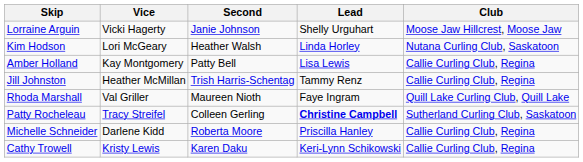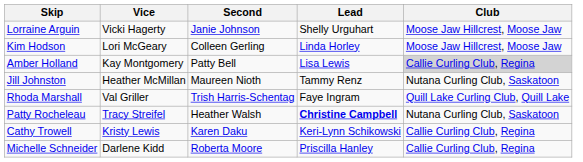(226, 47) Heather Walsh -> (228, 47) Colleen Gerling
(482, 47) Nutana Curling Club, Saskatoon -> (484, 47) Moose Jaw Hillcrest, Moose Jaw
(470, 64) no background -> (470, 64) lightgrey background
(243, 81) Trish Harris-Schentag -> (226, 81) Maureen Nioth
(470, 81) Callie Curling Club, Regina -> (482, 81) Nutana Curling Club, Saskatoon
(226, 98) Maureen Nioth -> (243, 98) Trish Harris-Schentag
(228, 115) Colleen Gerling -> (226, 115) Heather Walsh
(491, 115) Sutherland Curling Club, Saskatoon -> (482, 115) Nutana Curling Club, Saskatoon
rows swapped: (52, 132) <-> (39, 149)
